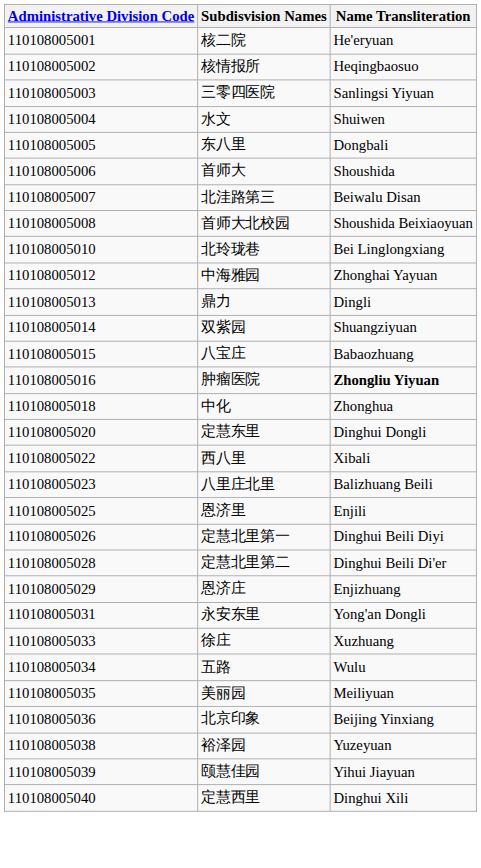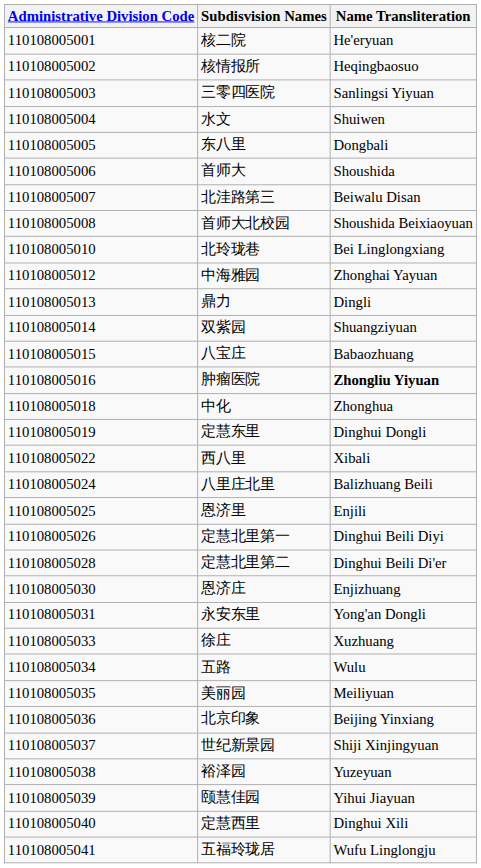(52, 432) 110108005020 -> (52, 432) 110108005019
(52, 484) 110108005023 -> (52, 484) 110108005024
(52, 589) 110108005029 -> (52, 589) 110108005030
+ row: (238, 745)
+ row: (238, 849)
